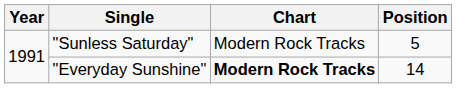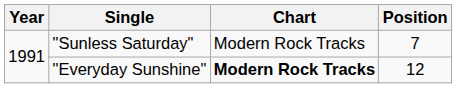(415, 43) 5 -> (415, 43) 7
(415, 69) 14 -> (415, 69) 12
